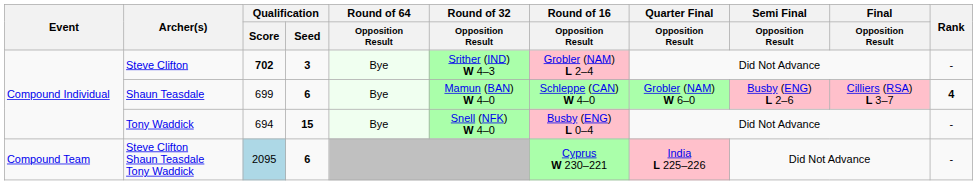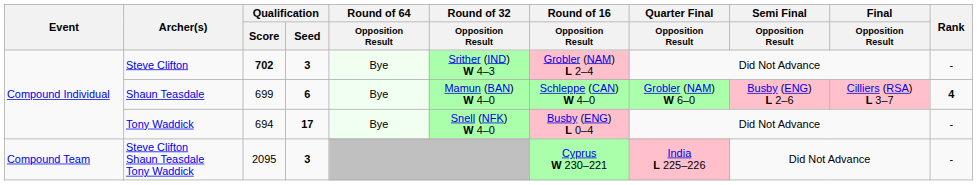(307, 124) 15 -> (307, 124) 17
(264, 160) lightblue background -> (264, 160) no background
(307, 160) 6 -> (307, 160) 3
